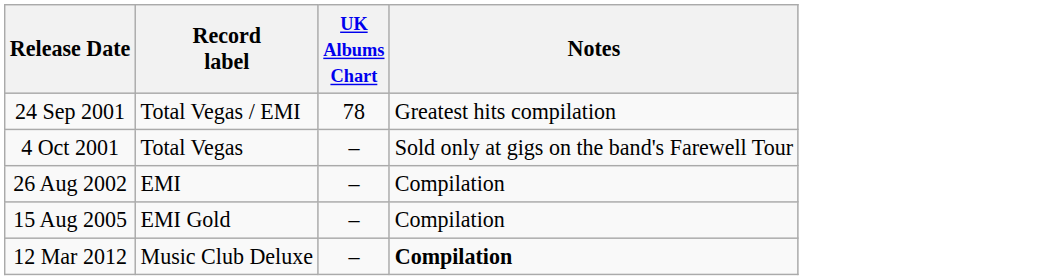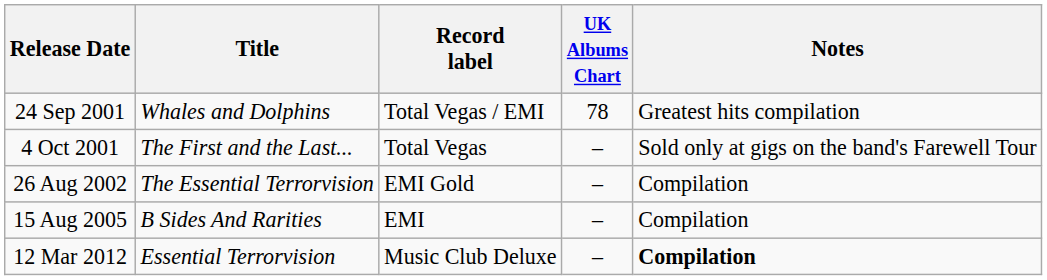+ column: (257, 48)
(161, 184) EMI -> (429, 184) EMI Gold
(186, 220) EMI Gold -> (404, 220) EMI
